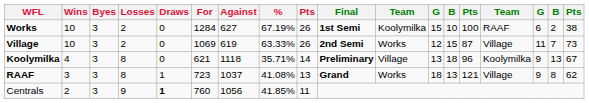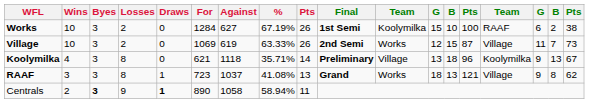(95, 91) normal -> (95, 91) bold
(202, 91) 760 -> (202, 91) 890
(231, 91) 1056 -> (231, 91) 1058
(278, 91) 41.85% -> (278, 91) 58.94%
